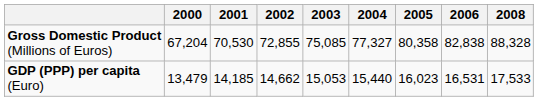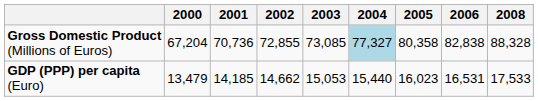(234, 43) 70,530 -> (234, 43) 70,736
(326, 43) 75,085 -> (326, 43) 73,085
(372, 43) no background -> (372, 43) lightblue background
